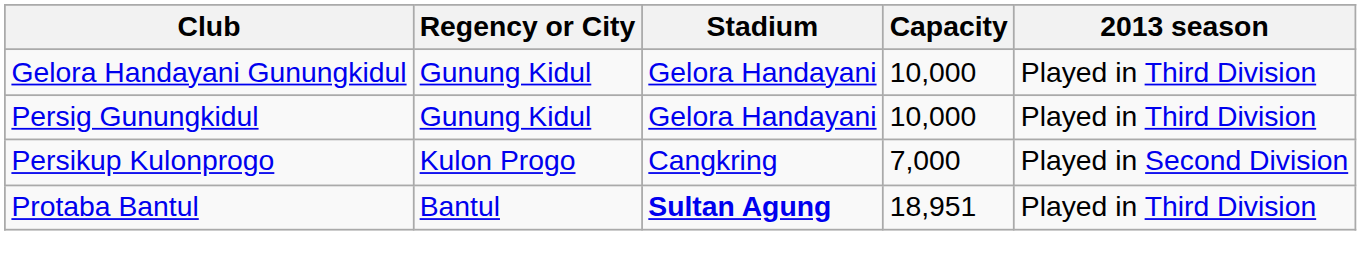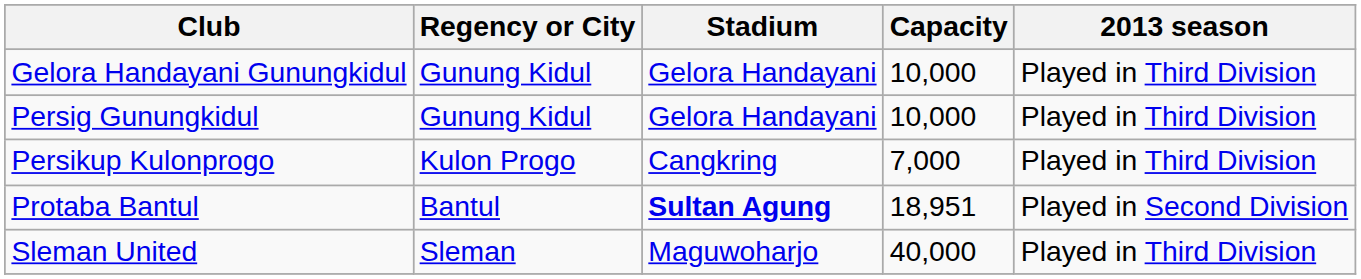(1184, 161) Played in Second Division -> (1168, 161) Played in Third Division
(1168, 206) Played in Third Division -> (1184, 206) Played in Second Division
+ row: (104, 251)
